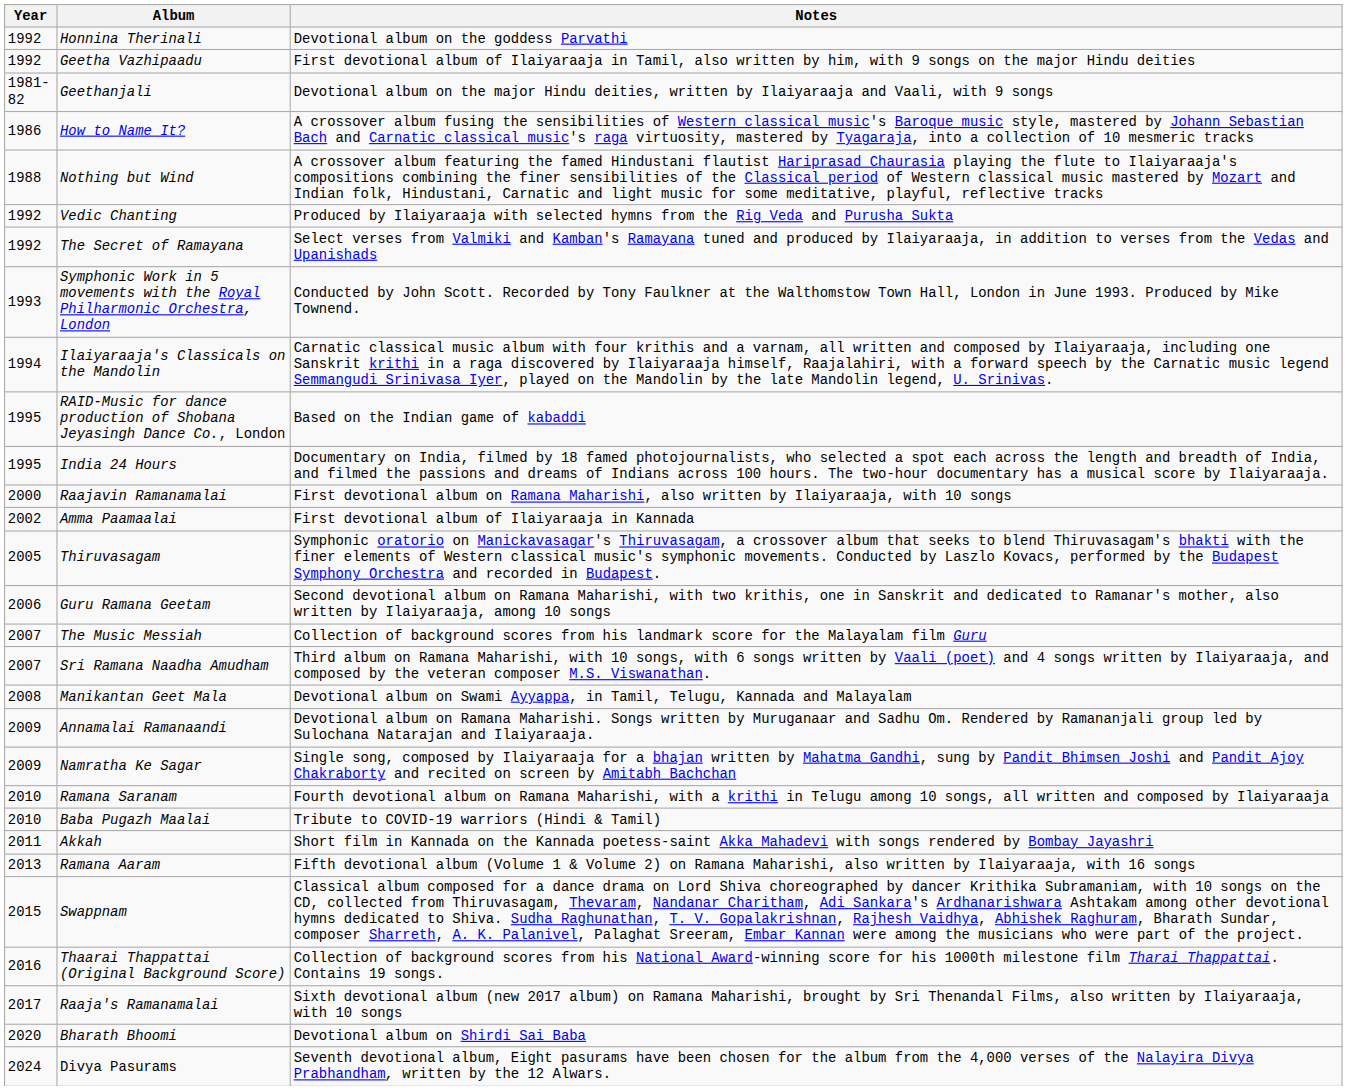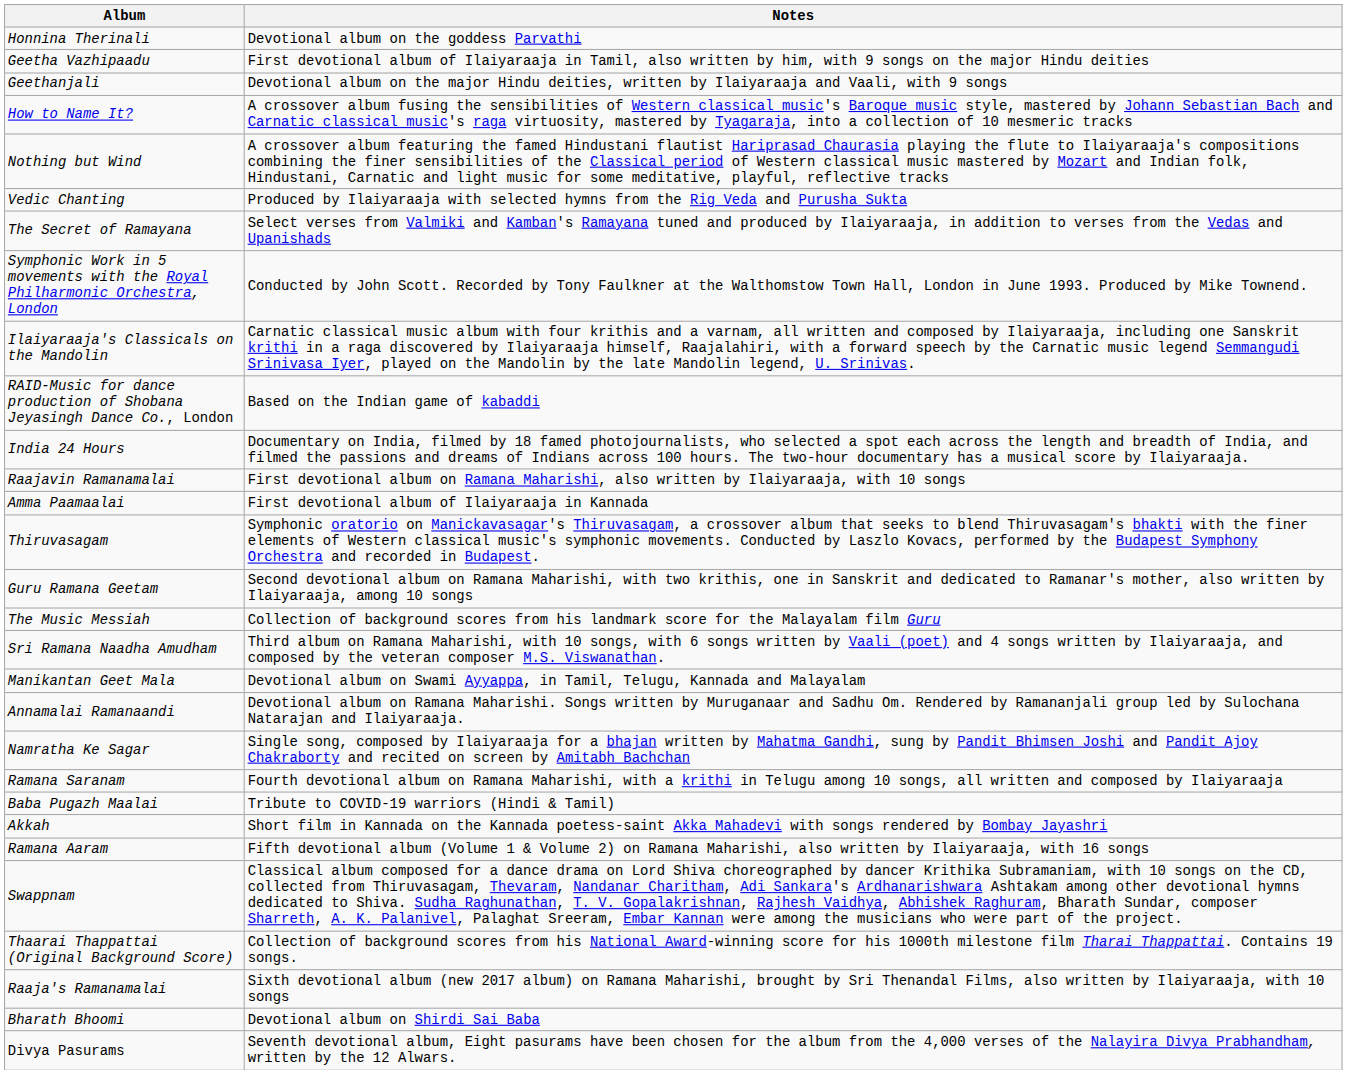- column: (31, 16)
